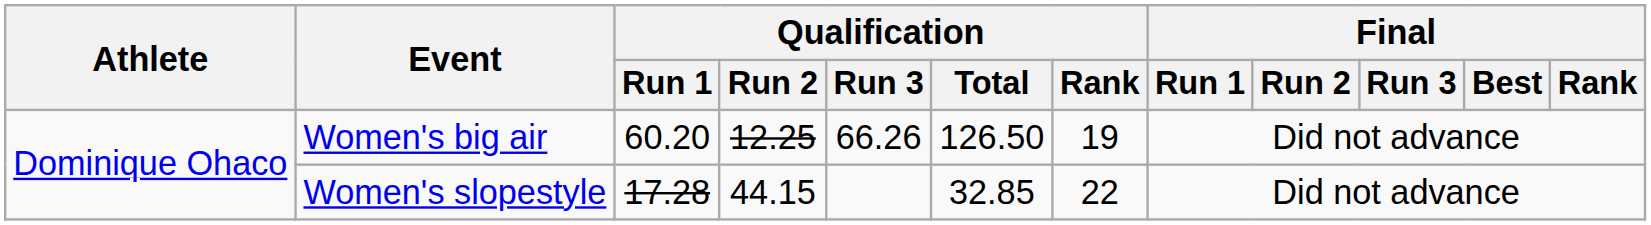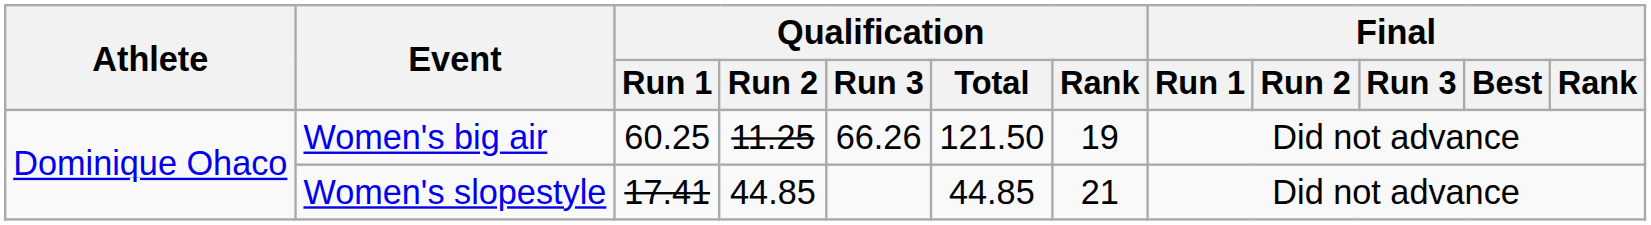(667, 138) 60.20 -> (667, 138) 60.25
(773, 138) 12.25 -> (773, 138) 11.25
(992, 138) 126.50 -> (992, 138) 121.50
(667, 192) 17.28 -> (667, 192) 17.41
(773, 192) 44.15 -> (773, 192) 44.85
(992, 192) 32.85 -> (992, 192) 44.85
(1100, 192) 22 -> (1100, 192) 21
